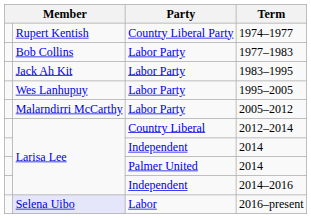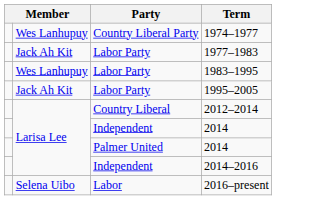(52, 33) Rupert Kentish -> (52, 33) Wes Lanhupuy
(45, 52) Bob Collins -> (44, 52) Jack Ah Kit
(44, 71) Jack Ah Kit -> (52, 71) Wes Lanhupuy
(52, 90) Wes Lanhupuy -> (44, 90) Jack Ah Kit
- row: (157, 109)
(45, 204) lavender background -> (45, 185) no background
